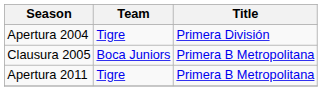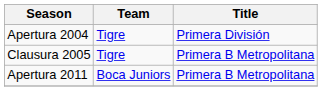(134, 55) Boca Juniors -> (111, 55) Tigre
(111, 75) Tigre -> (134, 75) Boca Juniors
